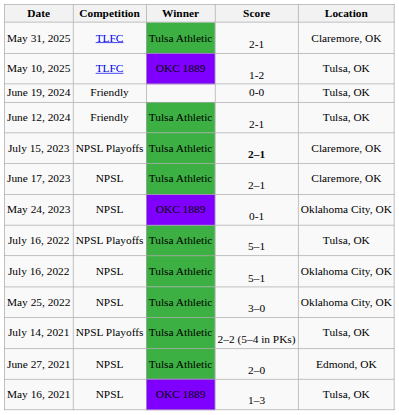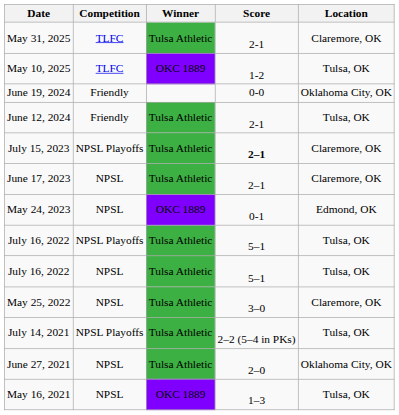(346, 93) Tulsa, OK -> (346, 93) Oklahoma City, OK
(346, 209) Oklahoma City, OK -> (346, 209) Edmond, OK
(346, 271) Oklahoma City, OK -> (346, 271) Tulsa, OK
(346, 302) Oklahoma City, OK -> (346, 302) Claremore, OK
(346, 363) Edmond, OK -> (346, 363) Oklahoma City, OK
